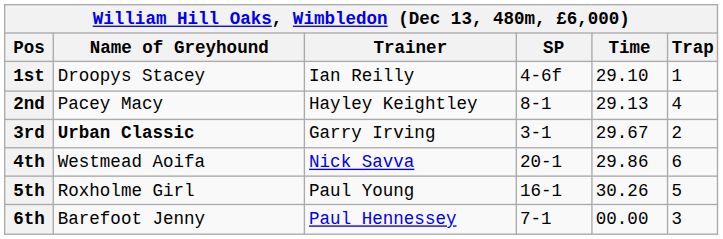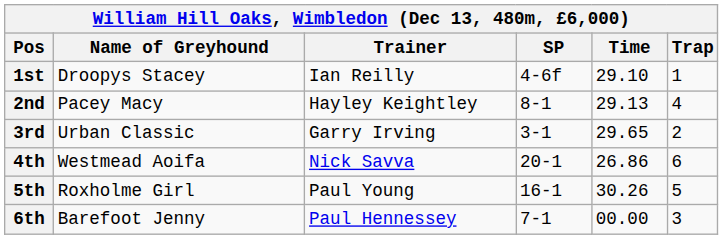(126, 133) bold -> (126, 133) normal
(622, 133) 29.67 -> (622, 133) 29.65
(622, 162) 29.86 -> (622, 162) 26.86
